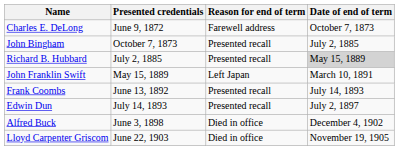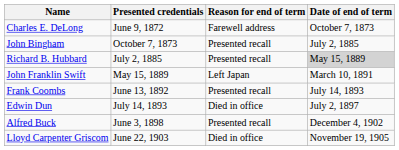(239, 106) Presented recall -> (235, 106) Died in office
(235, 122) Died in office -> (239, 122) Presented recall
